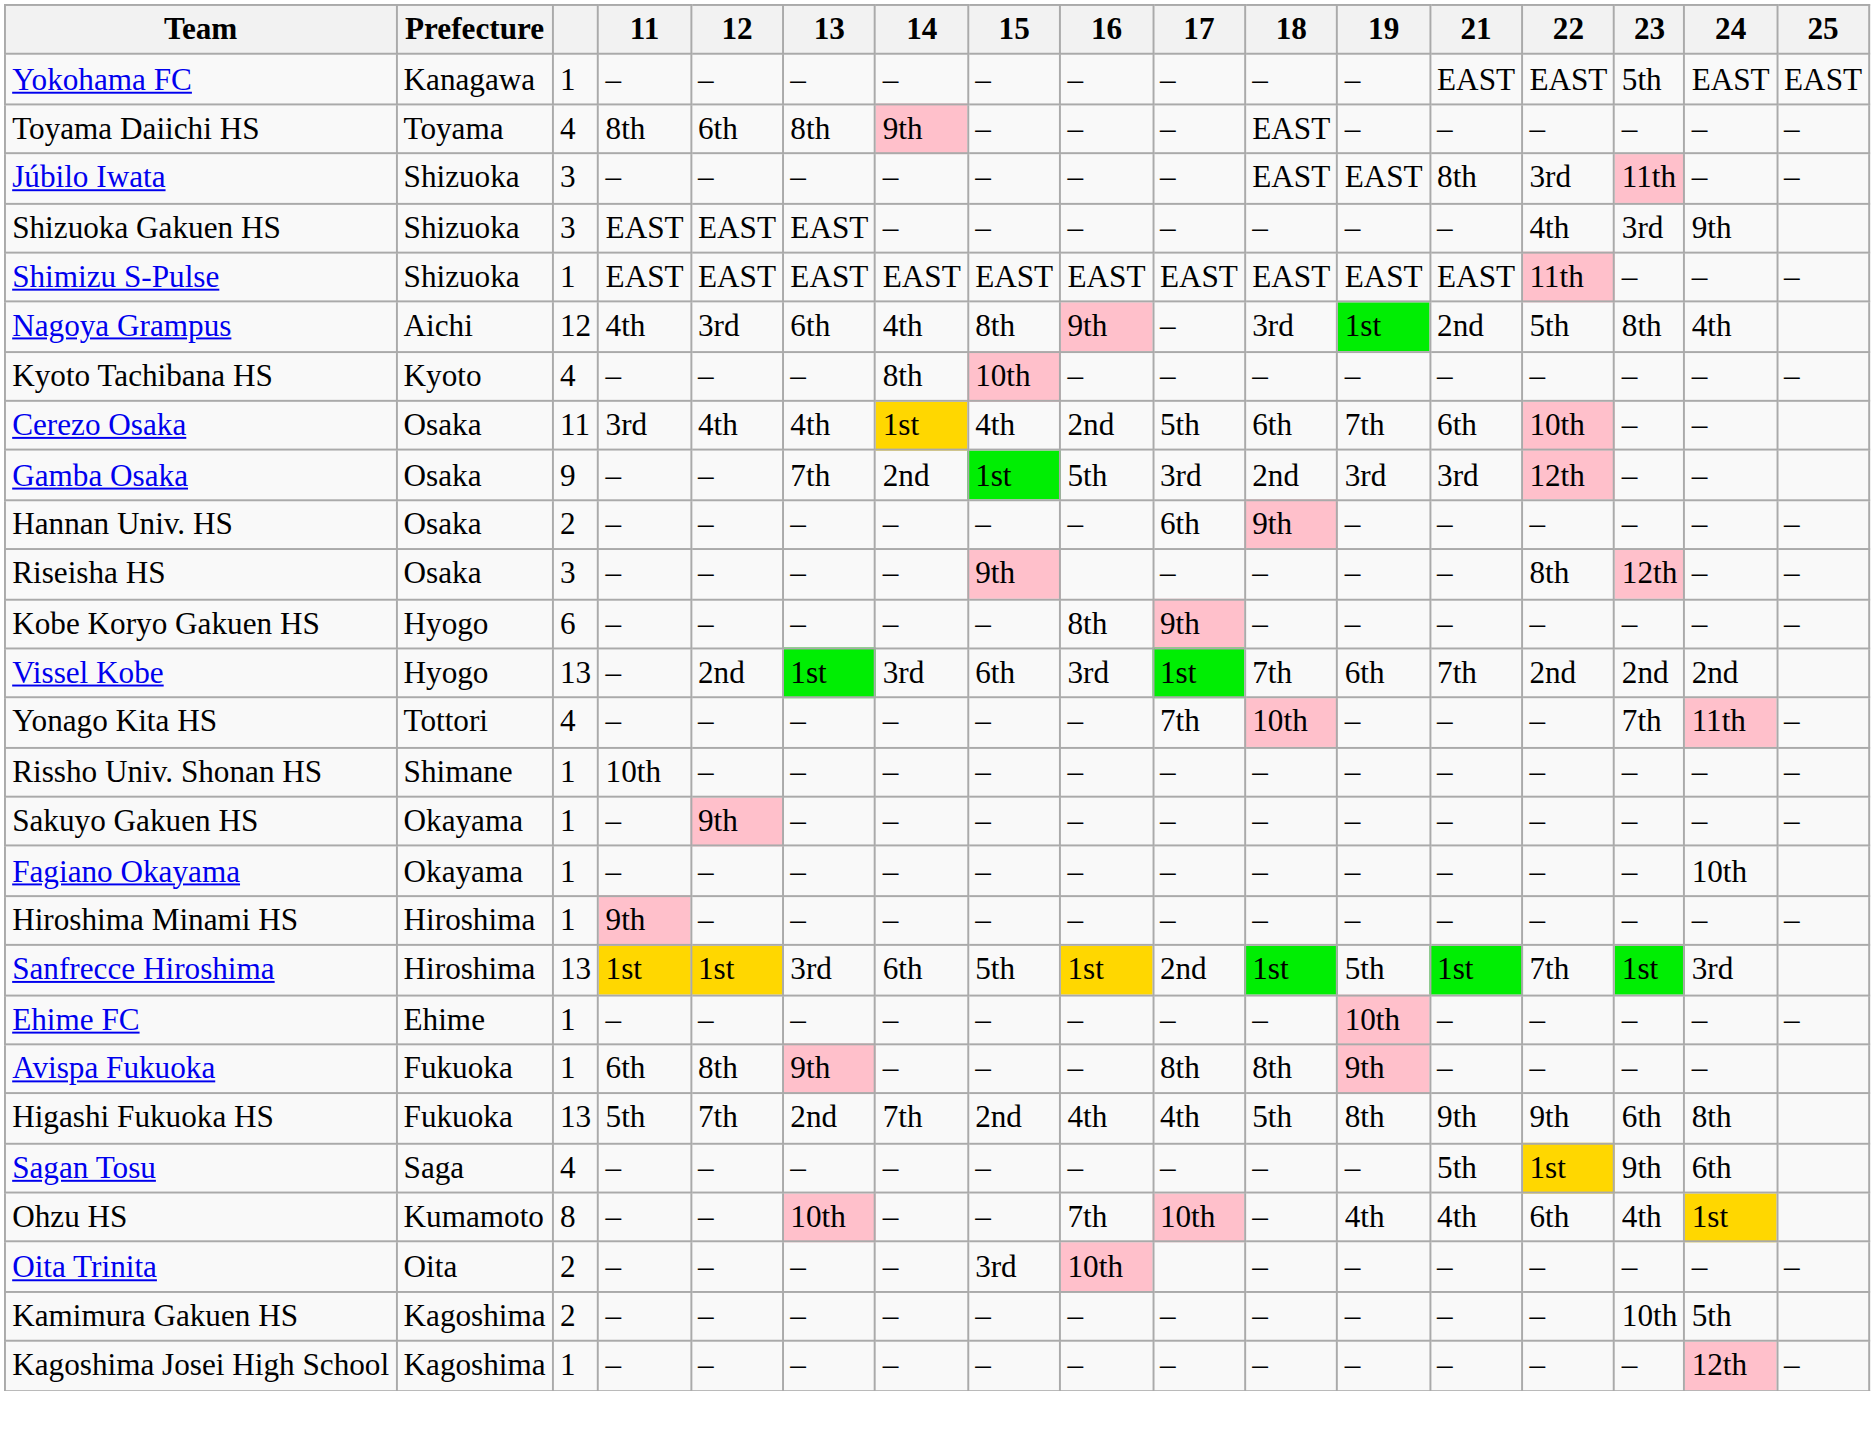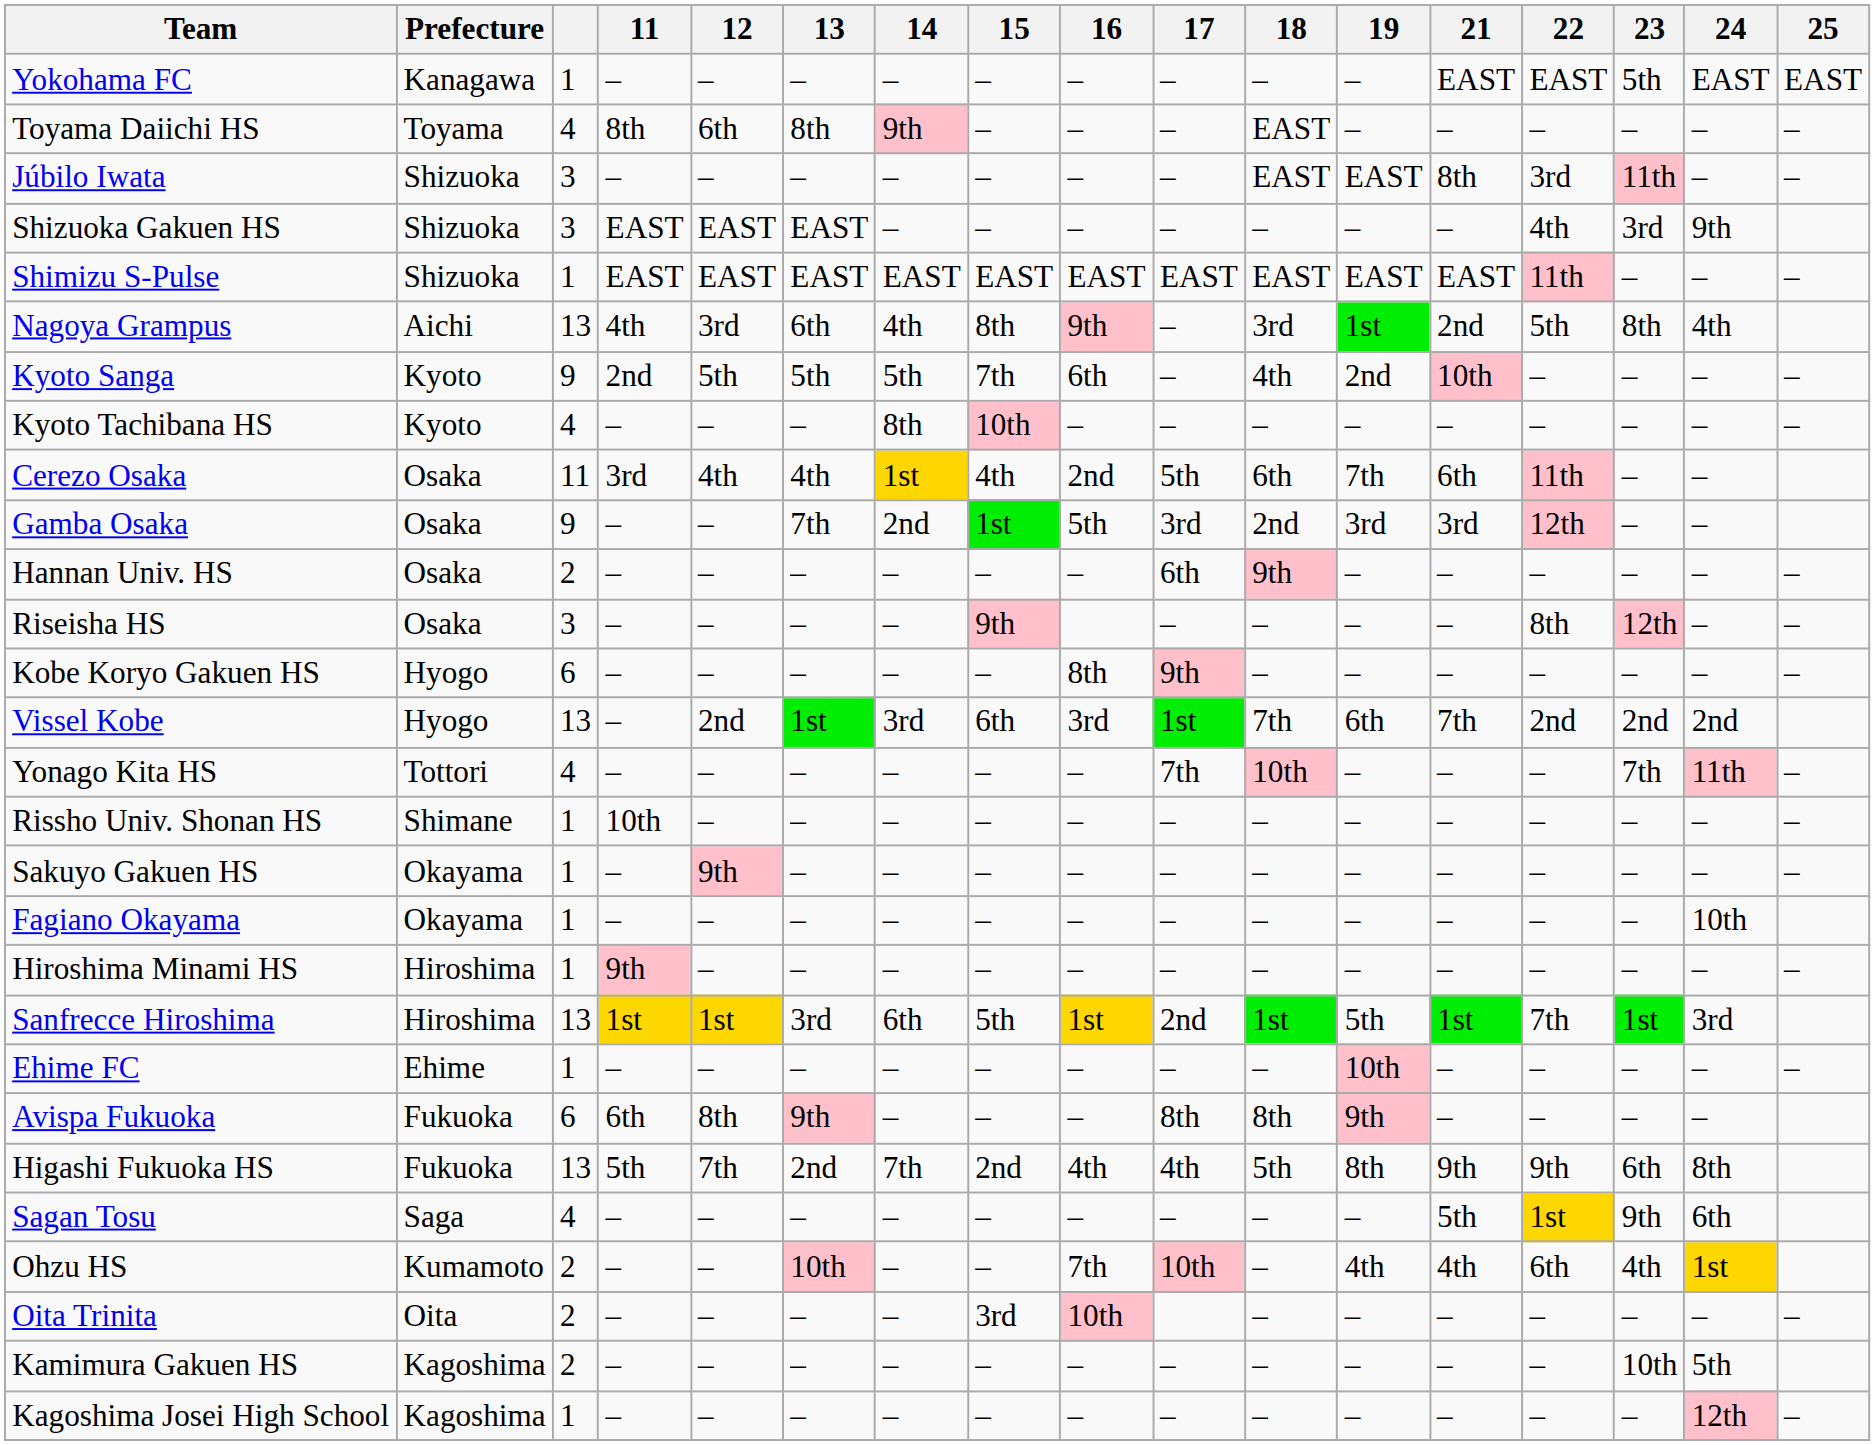(576, 326) 12 -> (576, 326) 13
+ row: (93, 375)
(1557, 425) 10th -> (1557, 474) 11th
(568, 1068) 1 -> (568, 1117) 6
(568, 1216) 8 -> (568, 1266) 2
